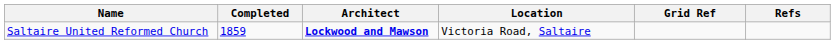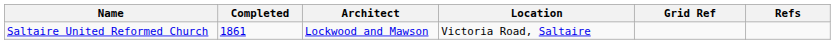(233, 31) 1859 -> (233, 31) 1861
(367, 31) bold -> (367, 31) normal
